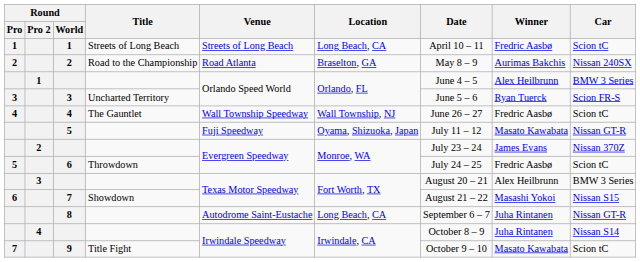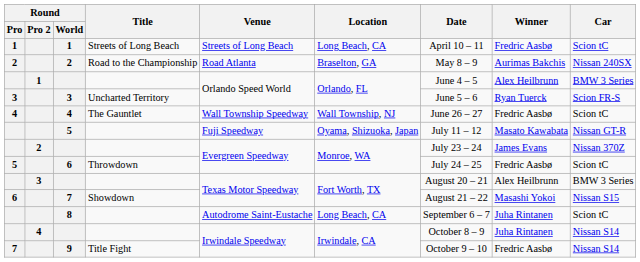(599, 215) Nissan GT-R -> (591, 215) Scion tC
(531, 249) Masato Kawabata -> (523, 249) Fredric Aasbø
(591, 249) Scion tC -> (596, 249) Nissan S14
